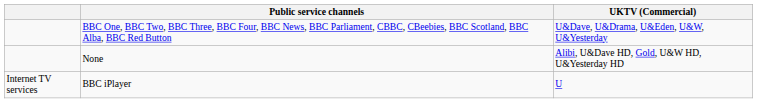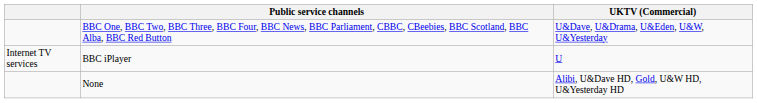rows swapped: (93, 58) <-> (107, 84)
